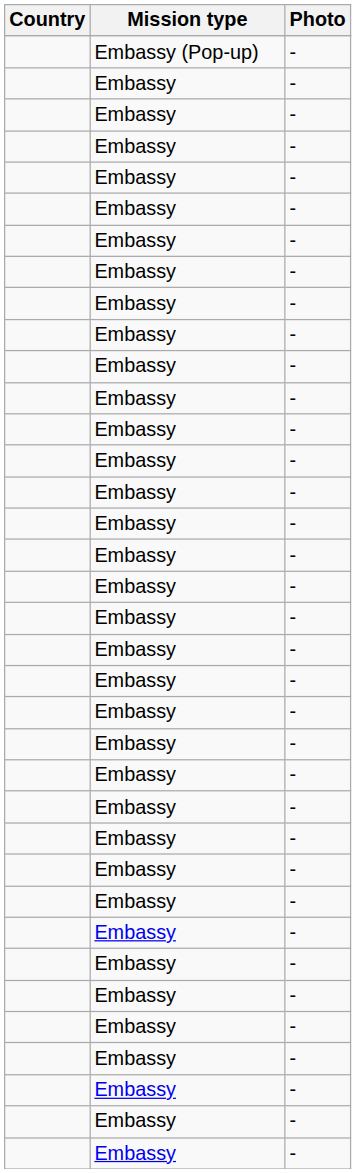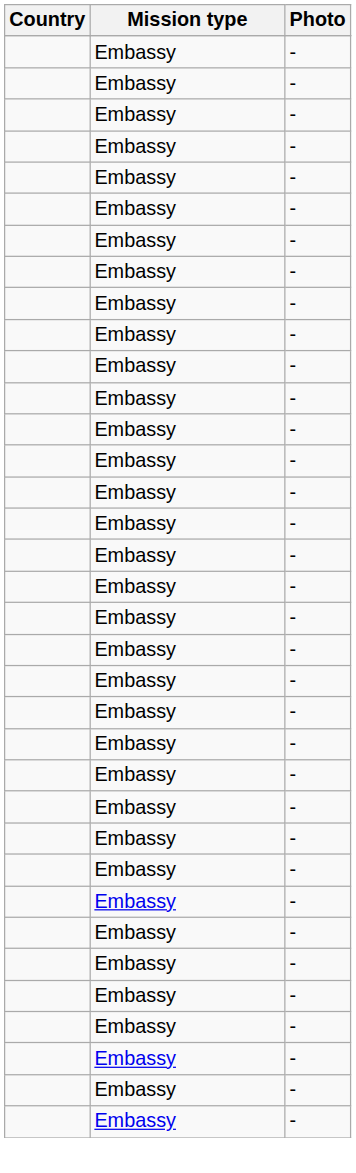- row: (47, 52)
